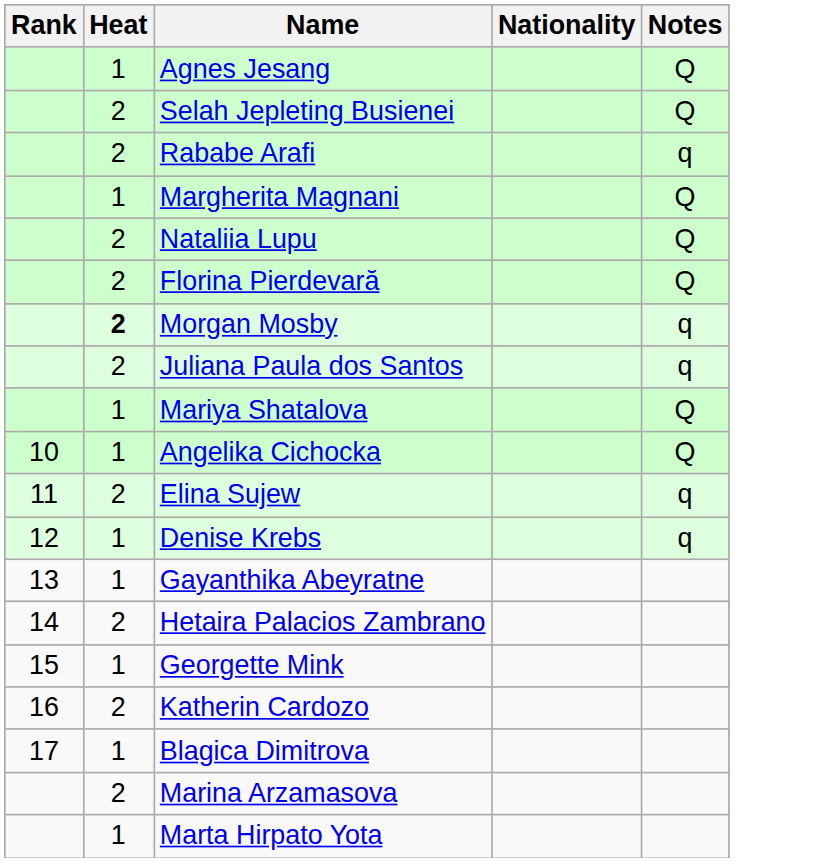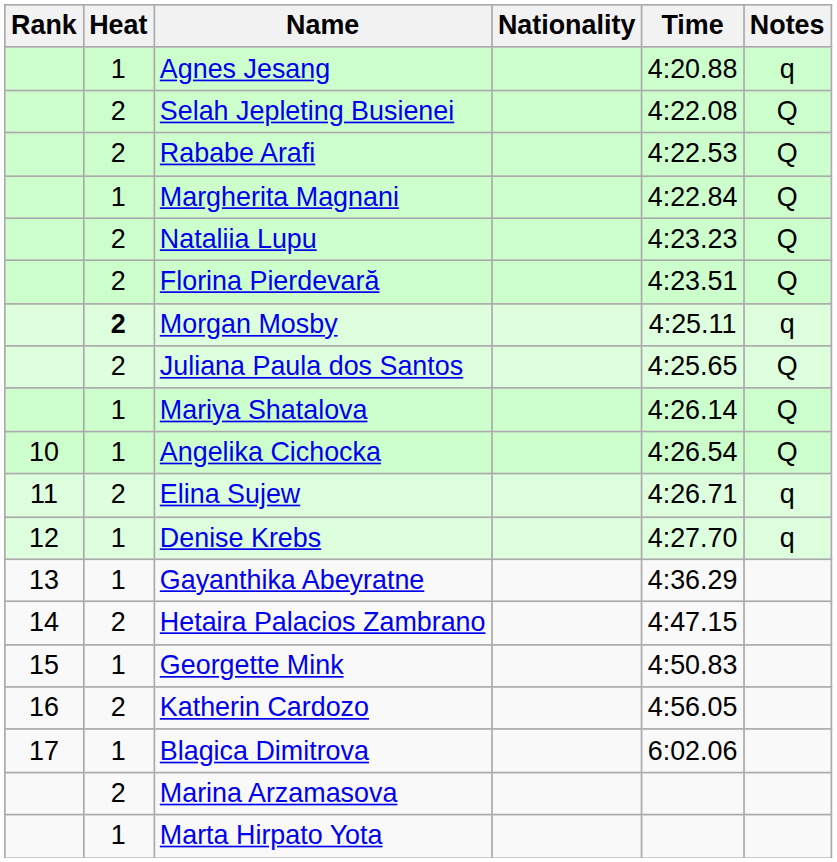+ column: (693, 25)
(685, 68) Q -> (787, 68) q
(685, 153) q -> (787, 153) Q
(685, 366) q -> (787, 366) Q
